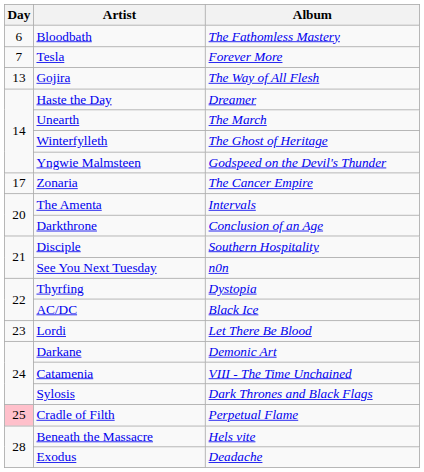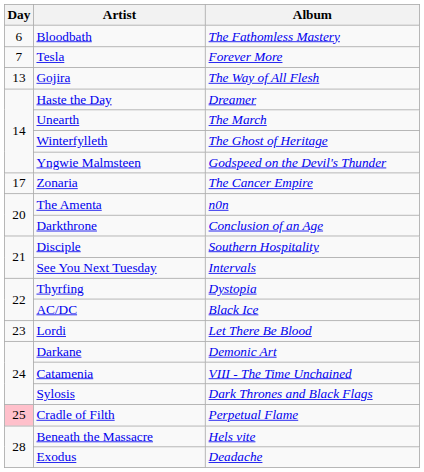(232, 204) Intervals -> (219, 204) n0n
(219, 267) n0n -> (232, 267) Intervals
